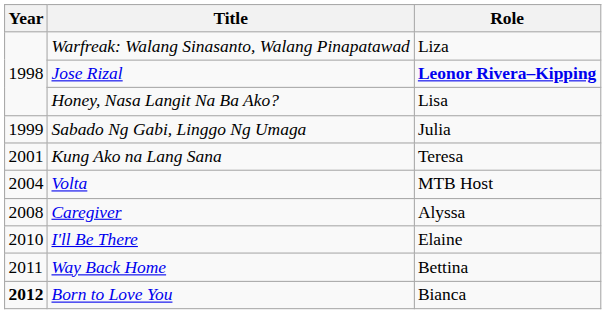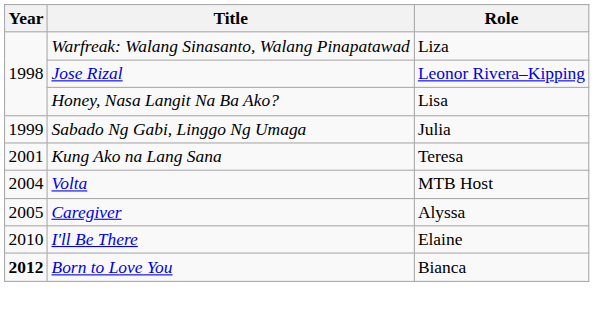(507, 73) bold -> (501, 73) normal
(26, 211) 2008 -> (26, 211) 2005
- row: (109, 267)
